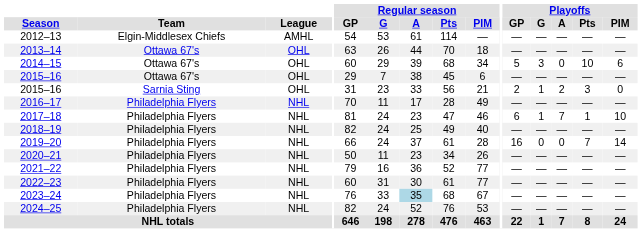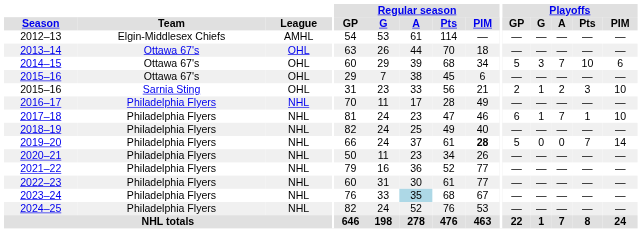(562, 63) 0 -> (562, 63) 7
(620, 89) 0 -> (620, 89) 10
(483, 142) normal -> (483, 142) bold
(517, 142) 16 -> (517, 142) 5
